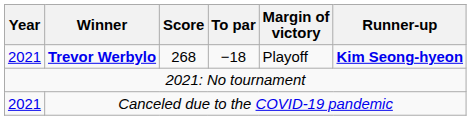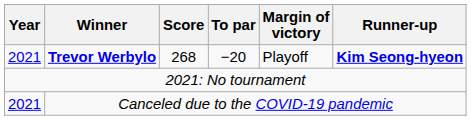(233, 57) −18 -> (233, 57) −20
